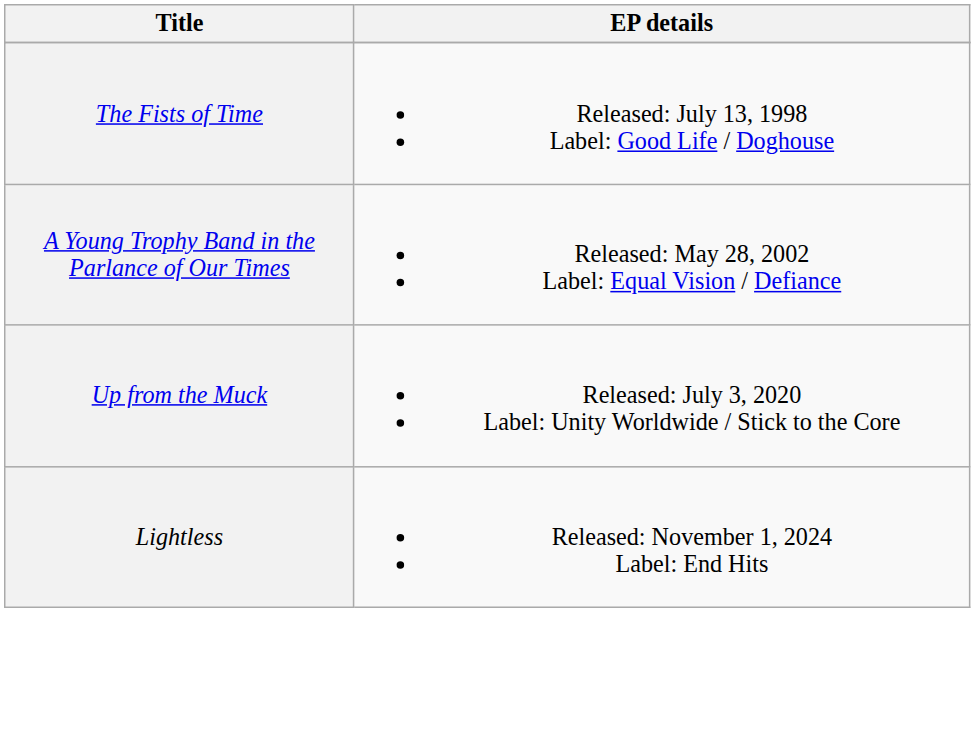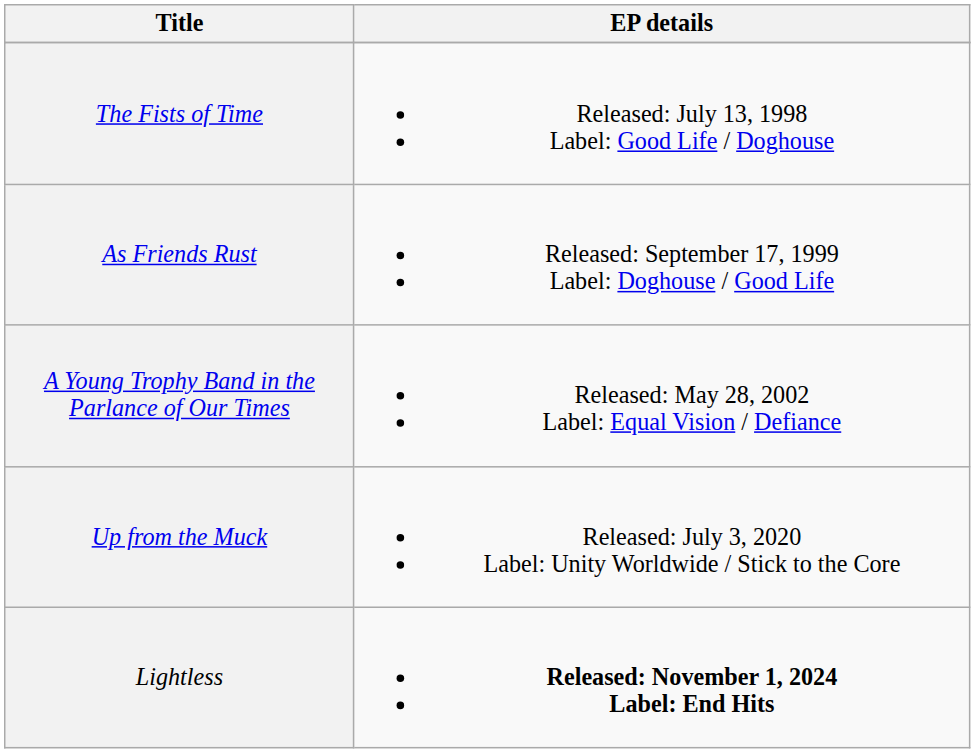+ row: (179, 254)
(662, 550) normal -> (662, 691) bold
